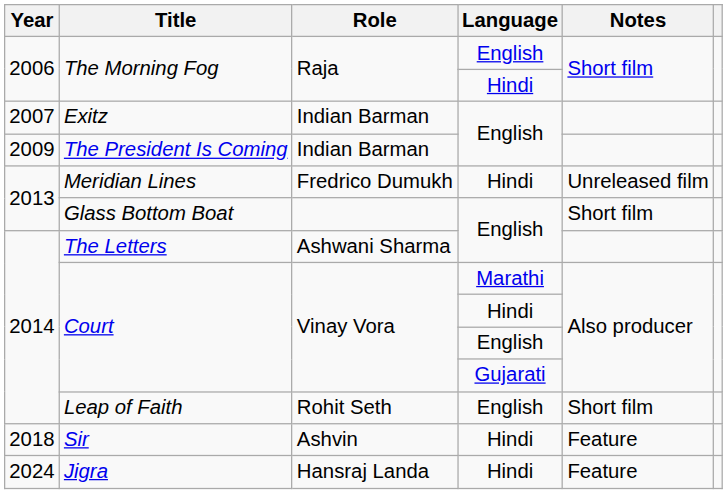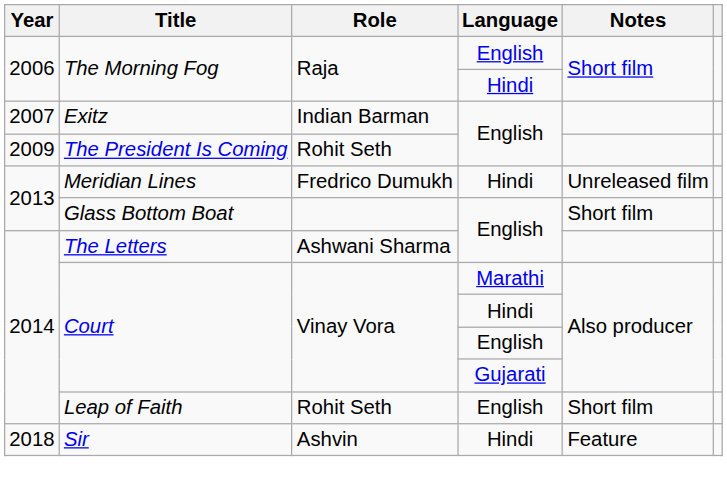(363, 149) Indian Barman -> (344, 149) Rohit Seth
- row: (86, 471)
